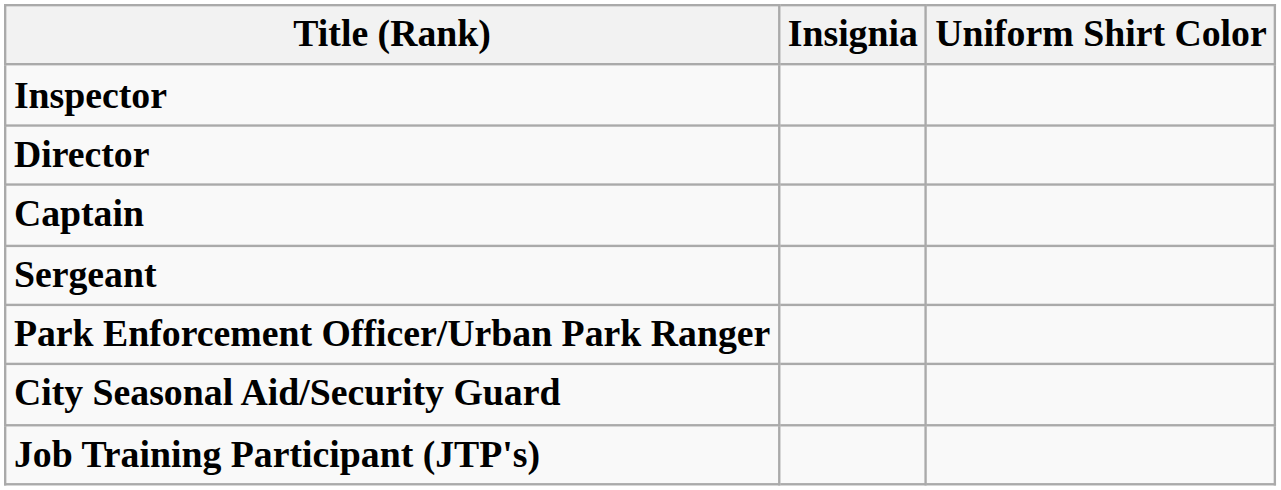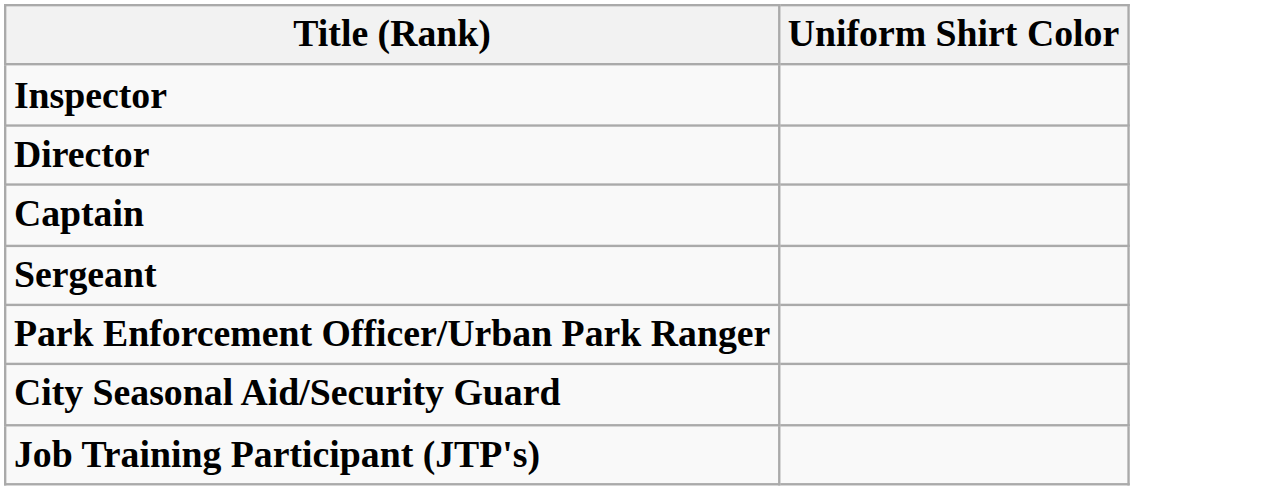- column: (853, 34)
